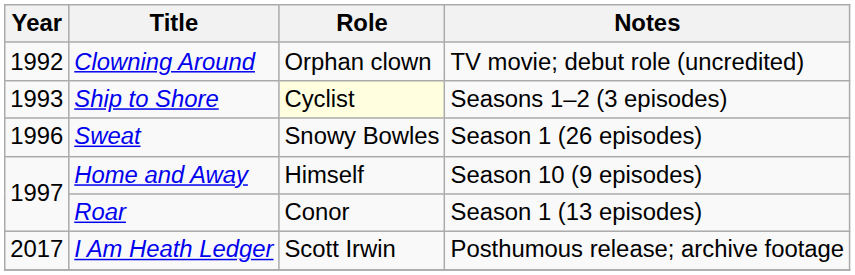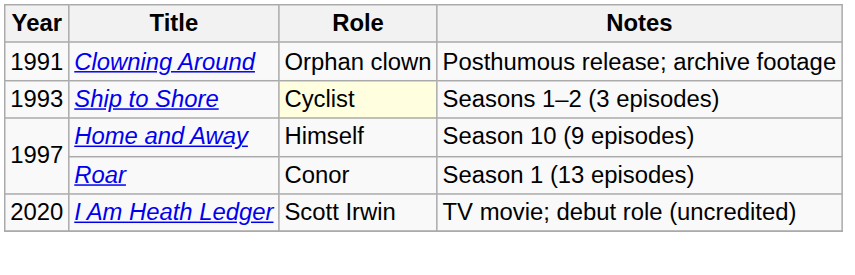(37, 61) 1992 -> (37, 61) 1991
(627, 61) TV movie; debut role (uncredited) -> (639, 61) Posthumous release; archive footage
- row: (107, 136)
(37, 250) 2017 -> (37, 212) 2020
(647, 250) Posthumous release; archive footage -> (619, 212) TV movie; debut role (uncredited)
